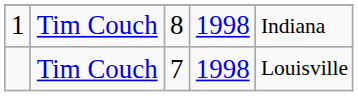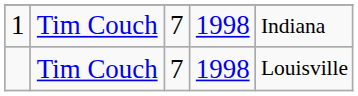(177, 25) 8 -> (177, 25) 7
